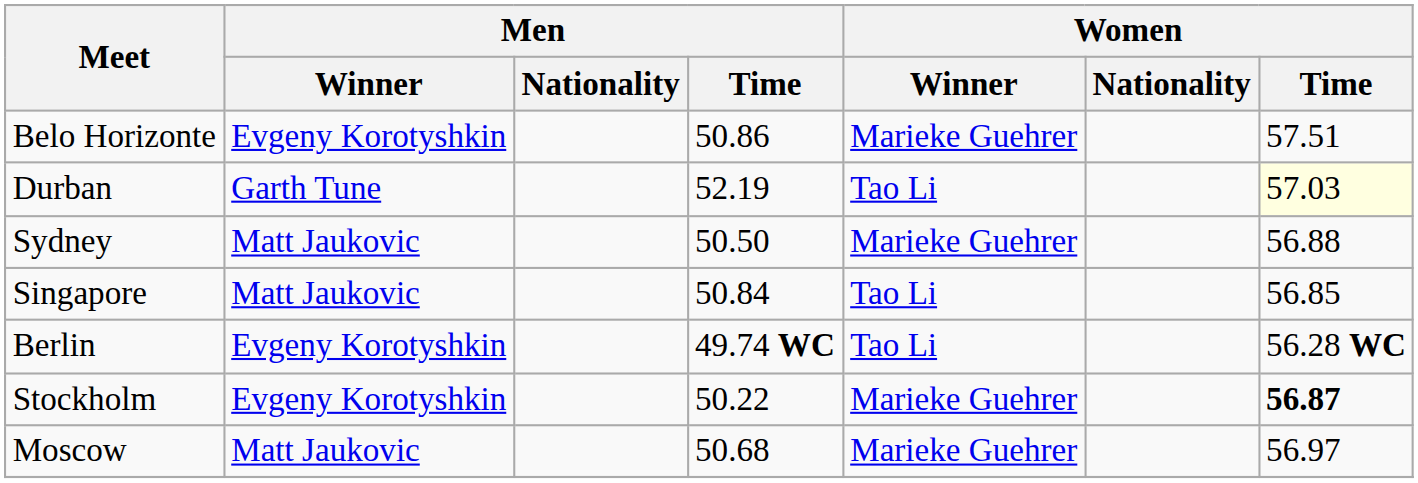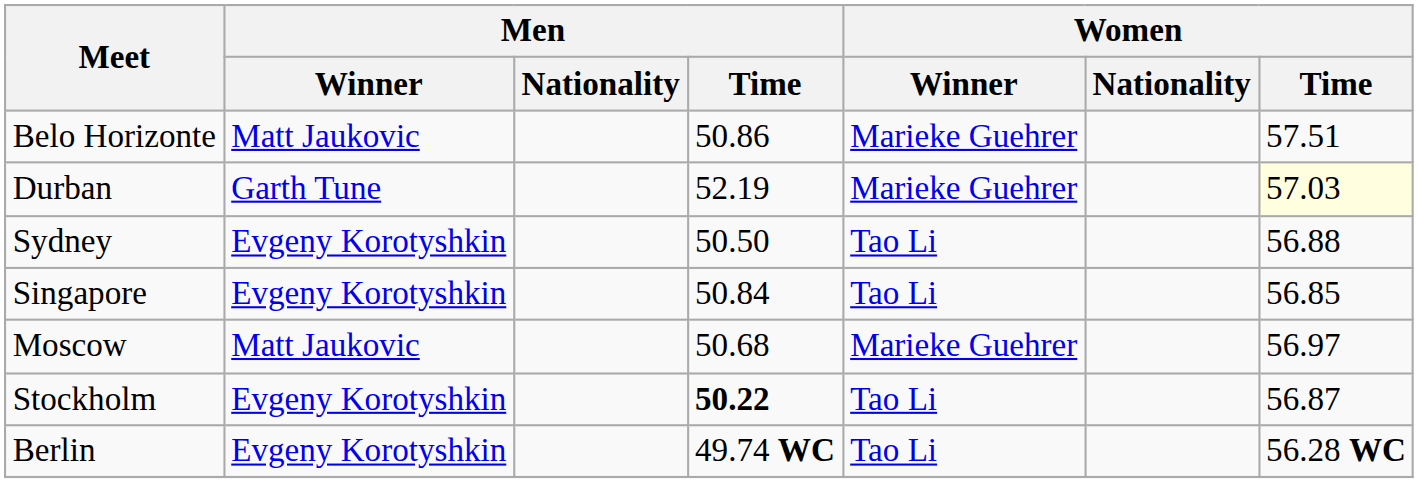(369, 135) Evgeny Korotyshkin -> (325, 135) Matt Jaukovic
(894, 188) Tao Li -> (964, 188) Marieke Guehrer
(325, 240) Matt Jaukovic -> (369, 240) Evgeny Korotyshkin
(964, 240) Marieke Guehrer -> (894, 240) Tao Li
(325, 293) Matt Jaukovic -> (369, 293) Evgeny Korotyshkin
rows swapped: (70, 450) <-> (54, 345)
(732, 398) normal -> (732, 398) bold
(964, 398) Marieke Guehrer -> (894, 398) Tao Li
(1303, 398) bold -> (1303, 398) normal
